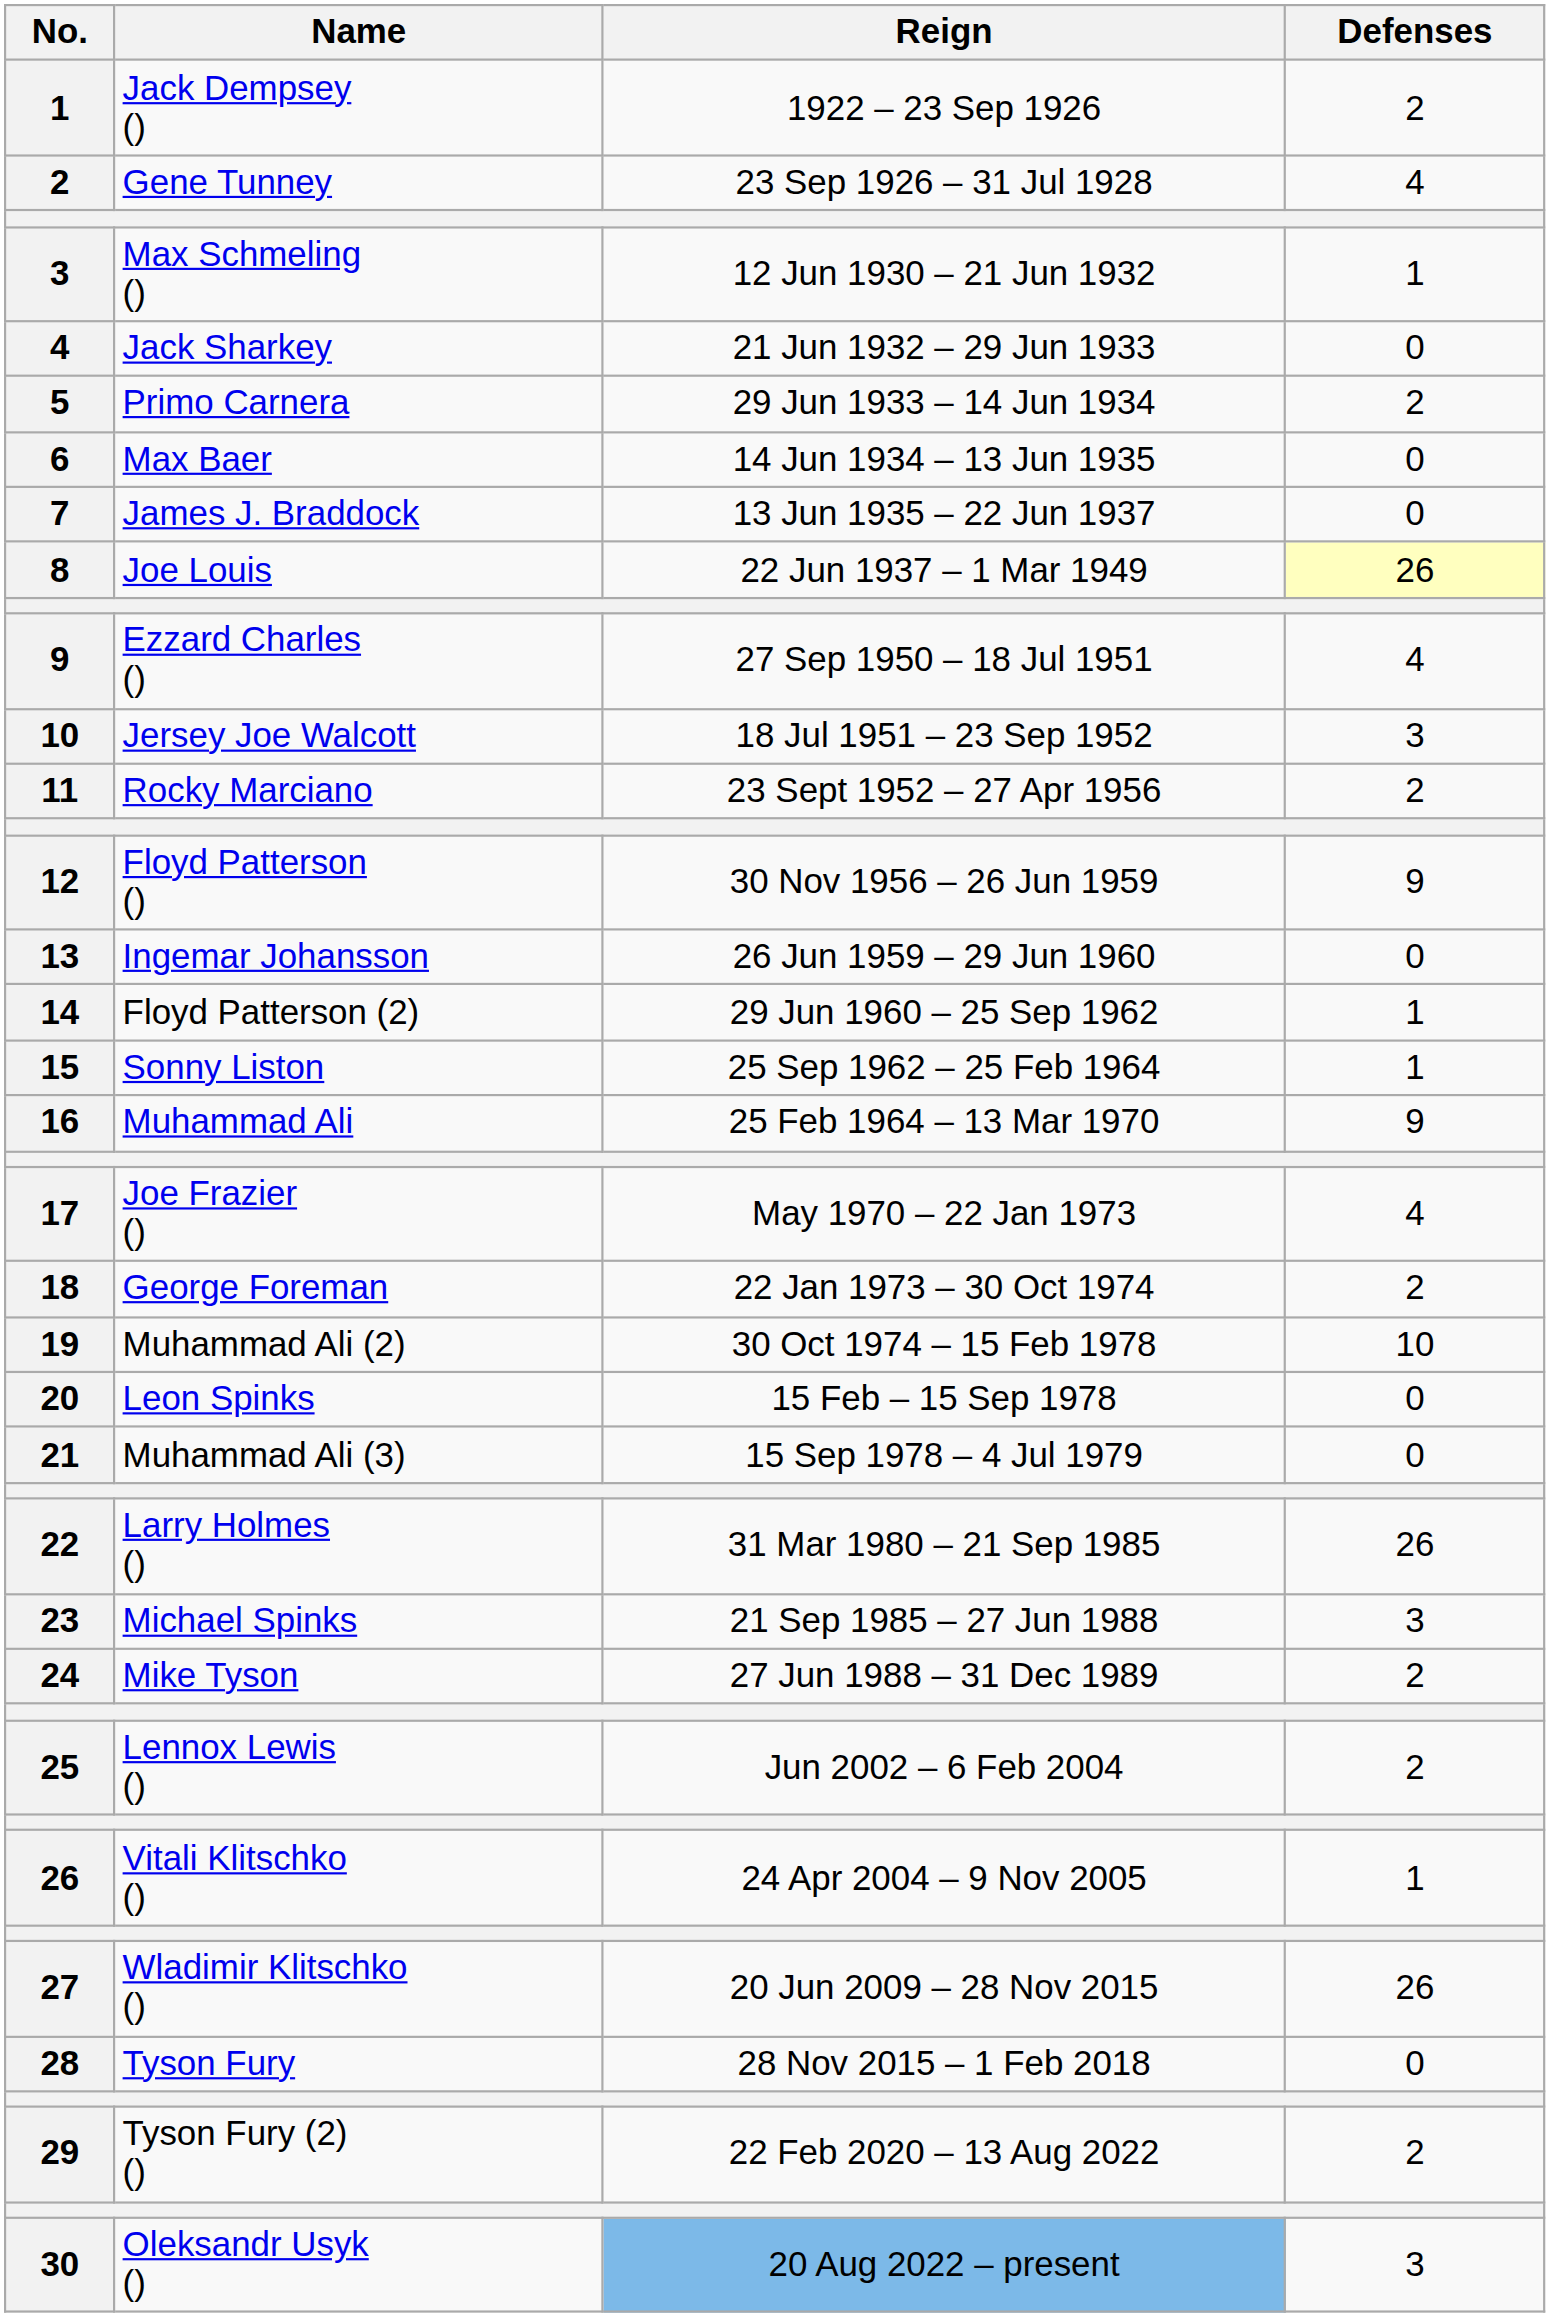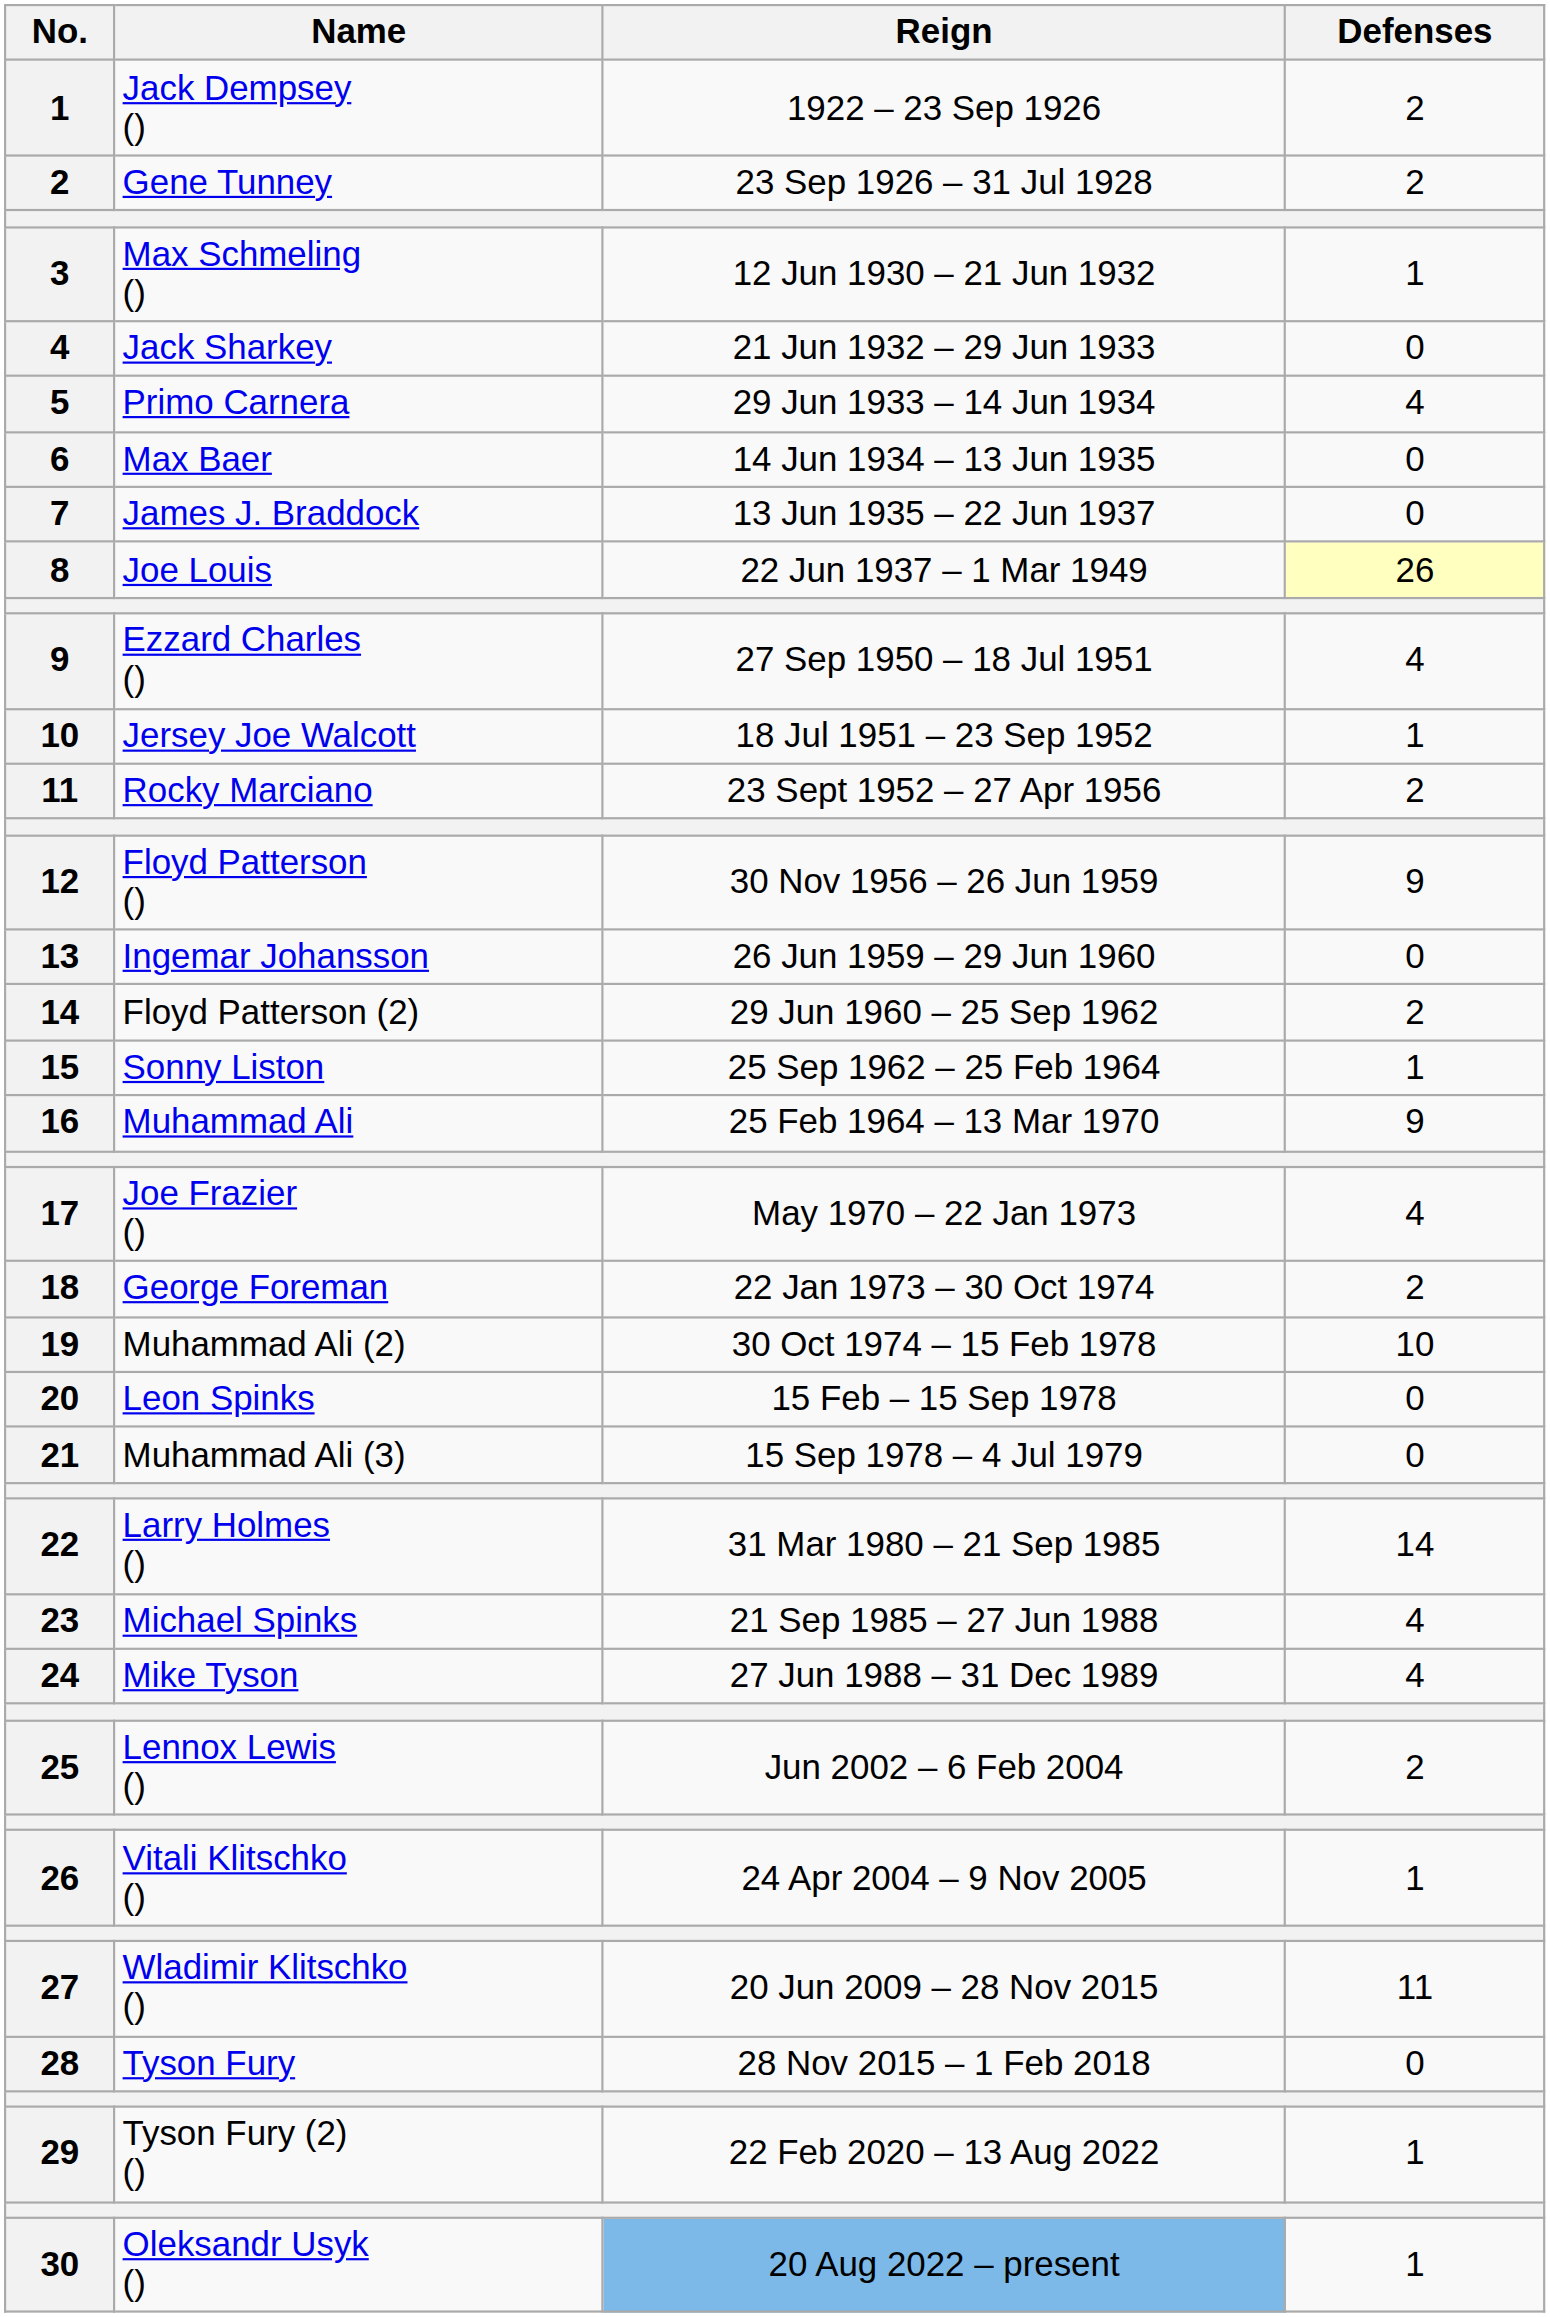(1415, 182) 4 -> (1415, 182) 2
(1415, 403) 2 -> (1415, 403) 4
(1415, 735) 3 -> (1415, 735) 1
(1415, 1011) 1 -> (1415, 1011) 2
(1415, 1545) 26 -> (1415, 1545) 14
(1415, 1620) 3 -> (1415, 1620) 4
(1415, 1675) 2 -> (1415, 1675) 4
(1415, 1987) 26 -> (1415, 1987) 11
(1415, 2153) 2 -> (1415, 2153) 1
(1415, 2264) 3 -> (1415, 2264) 1
